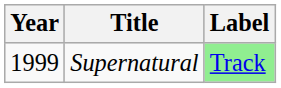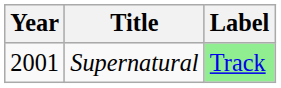(35, 62) 1999 -> (35, 62) 2001
